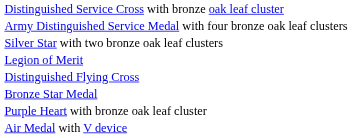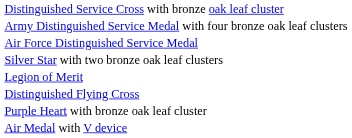+ row: (101, 43)
- row: (51, 94)
